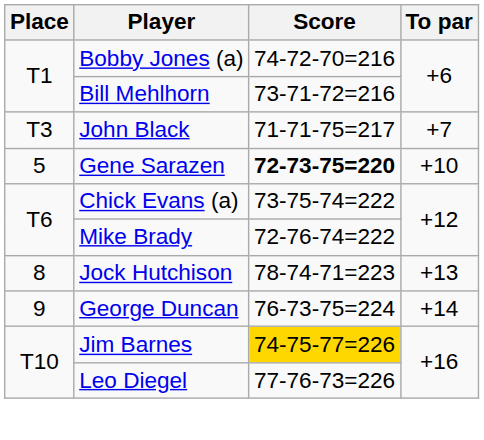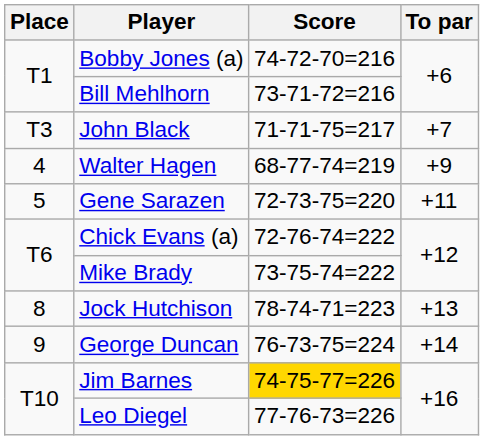+ row: (148, 165)
(325, 165) bold -> (325, 201) normal
(439, 165) +10 -> (439, 201) +11
(325, 201) 73-75-74=222 -> (325, 237) 72-76-74=222
(325, 237) 72-76-74=222 -> (325, 272) 73-75-74=222
